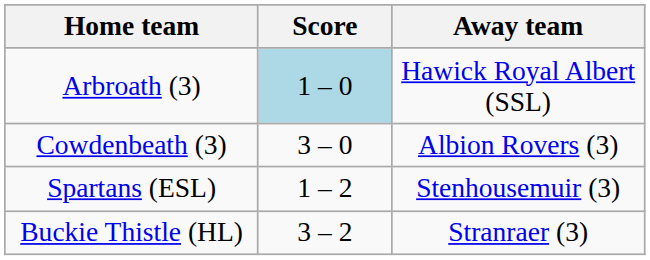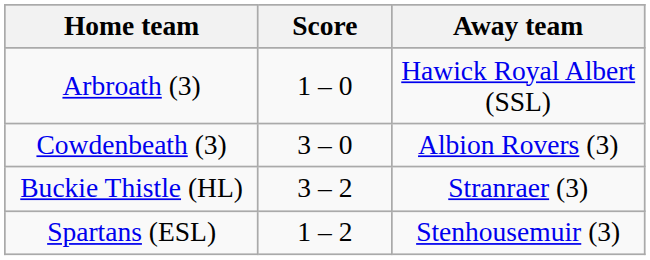(325, 85) lightblue background -> (325, 85) no background
rows swapped: (132, 231) <-> (132, 188)
